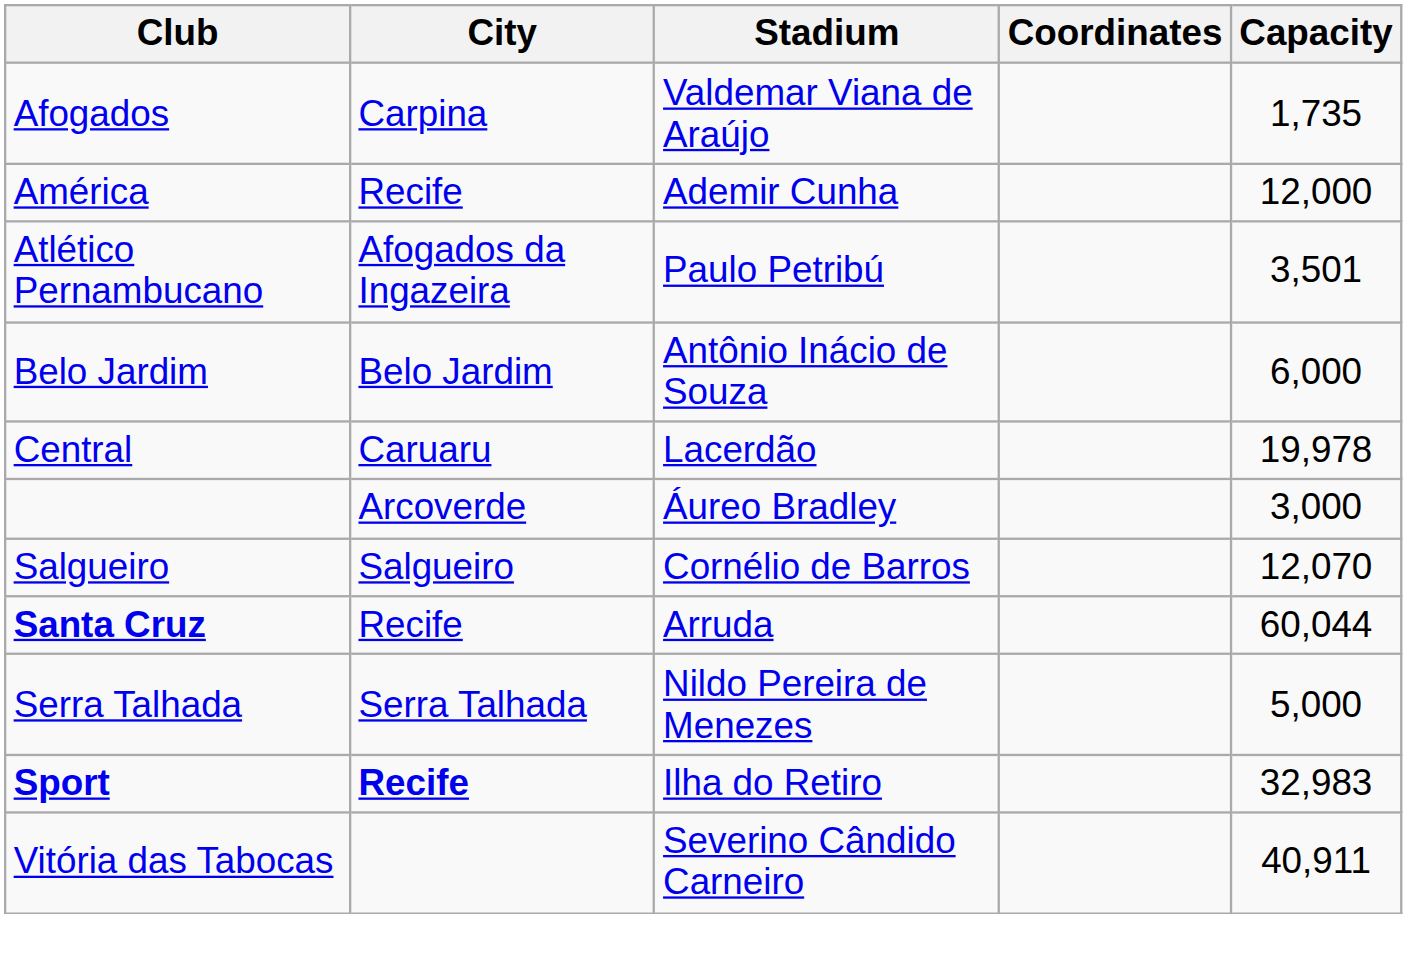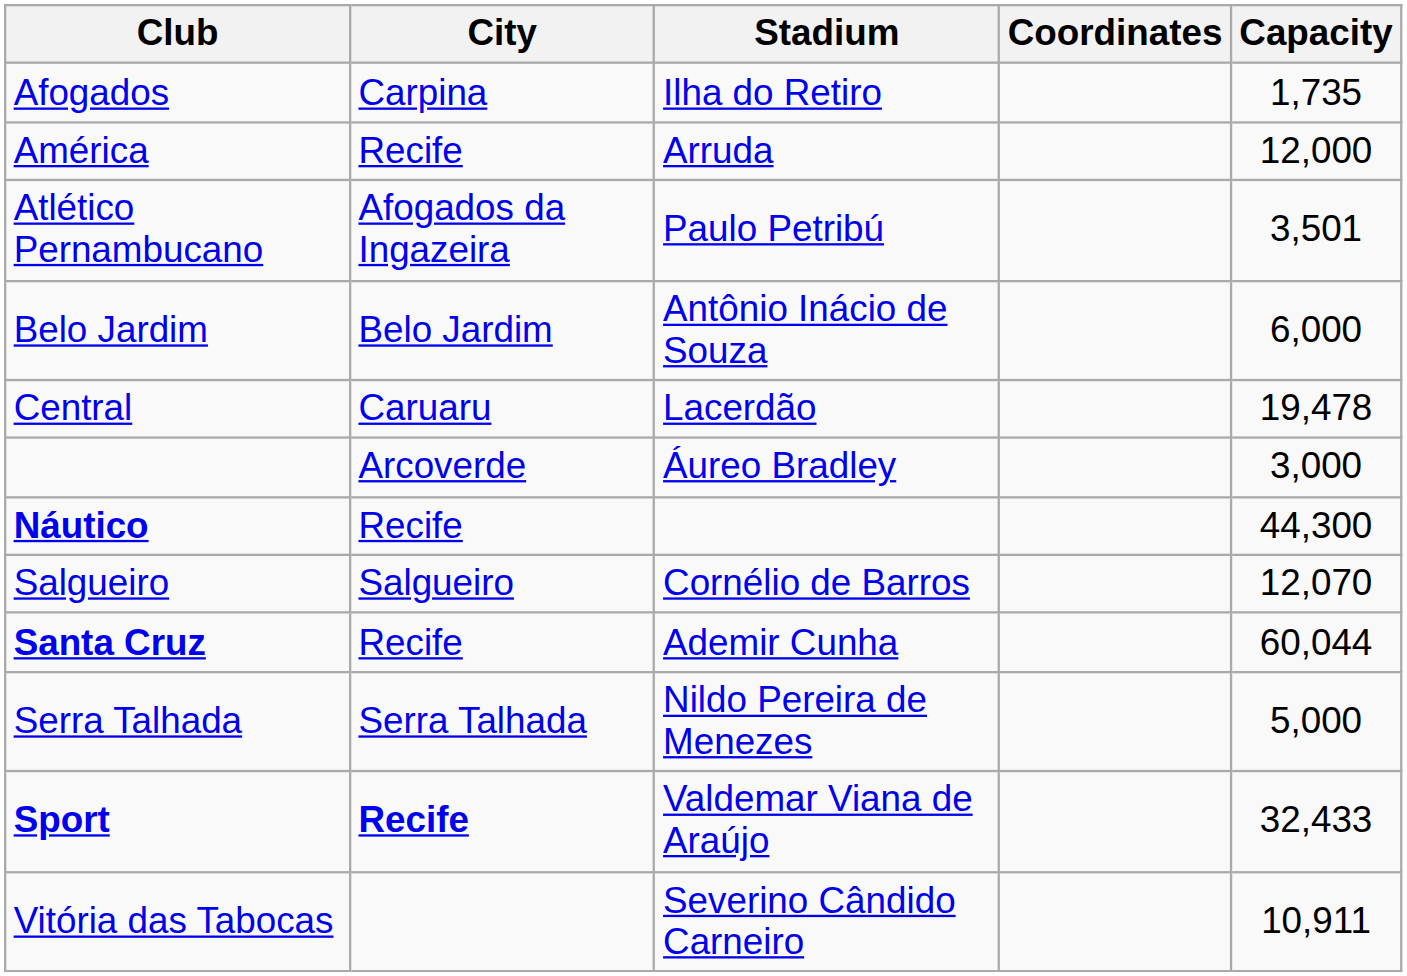(818, 112) Valdemar Viana de Araújo -> (773, 92) Ilha do Retiro
(781, 191) Ademir Cunha -> (718, 150) Arruda
(1316, 449) 19,978 -> (1316, 408) 19,478
+ row: (81, 525)
(718, 624) Arruda -> (781, 641) Ademir Cunha
(773, 782) Ilha do Retiro -> (818, 820) Valdemar Viana de Araújo
(1316, 782) 32,983 -> (1316, 820) 32,433
(1316, 861) 40,911 -> (1316, 920) 10,911
